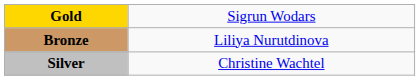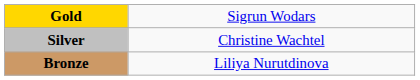rows swapped: (66, 63) <-> (66, 39)
